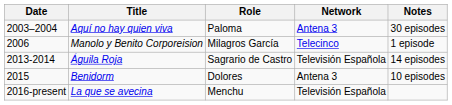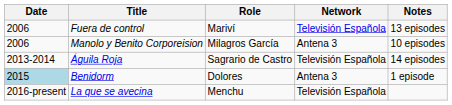- row: (122, 28)
+ row: (107, 28)
(318, 44) Telecinco -> (317, 44) Antena 3
(412, 44) 1 episode -> (418, 44) 10 episodes
(18, 76) no background -> (18, 76) lightblue background
(418, 76) 10 episodes -> (412, 76) 1 episode
